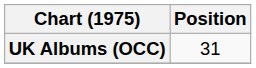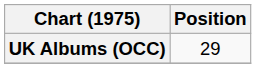(210, 48) 31 -> (210, 48) 29
